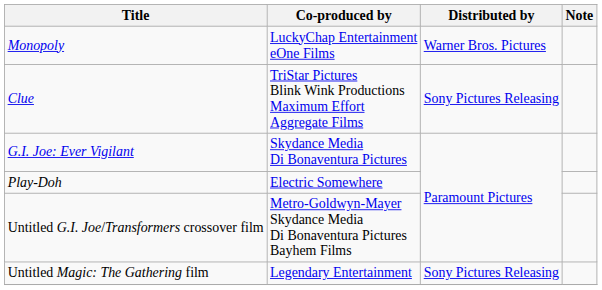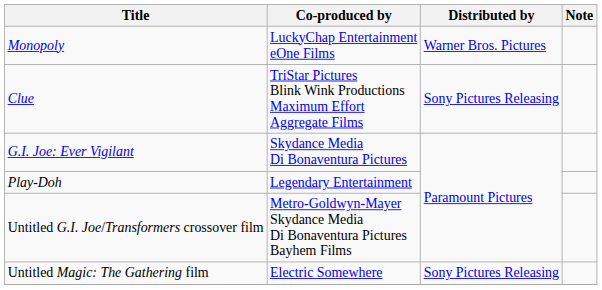(326, 182) Electric Somewhere -> (341, 182) Legendary Entertainment
(341, 273) Legendary Entertainment -> (326, 273) Electric Somewhere
